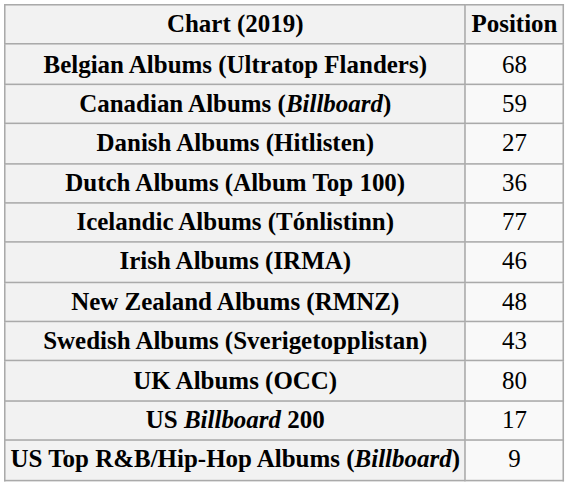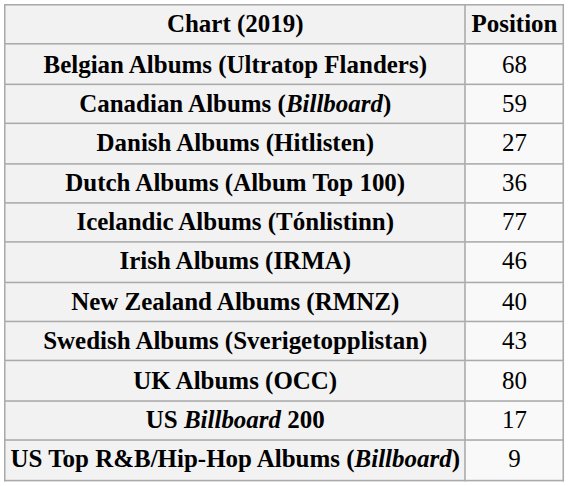(514, 301) 48 -> (514, 301) 40
